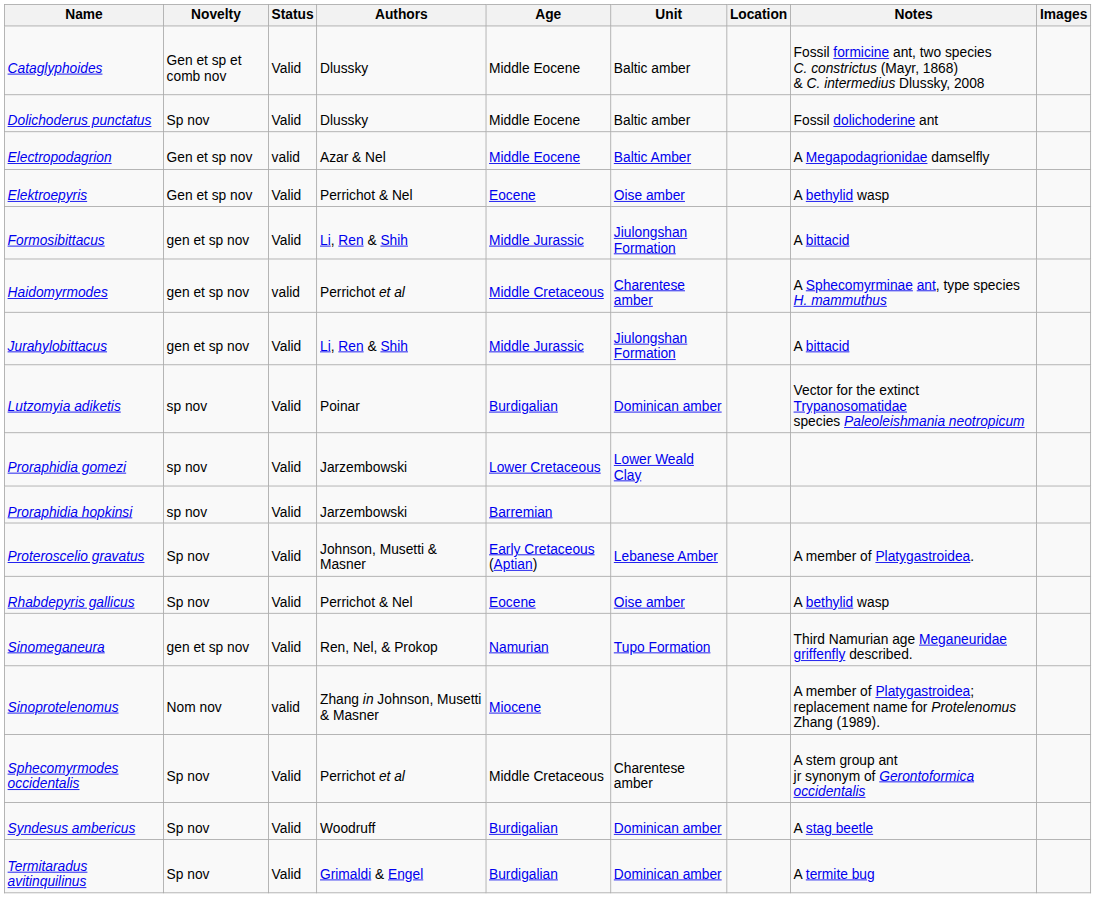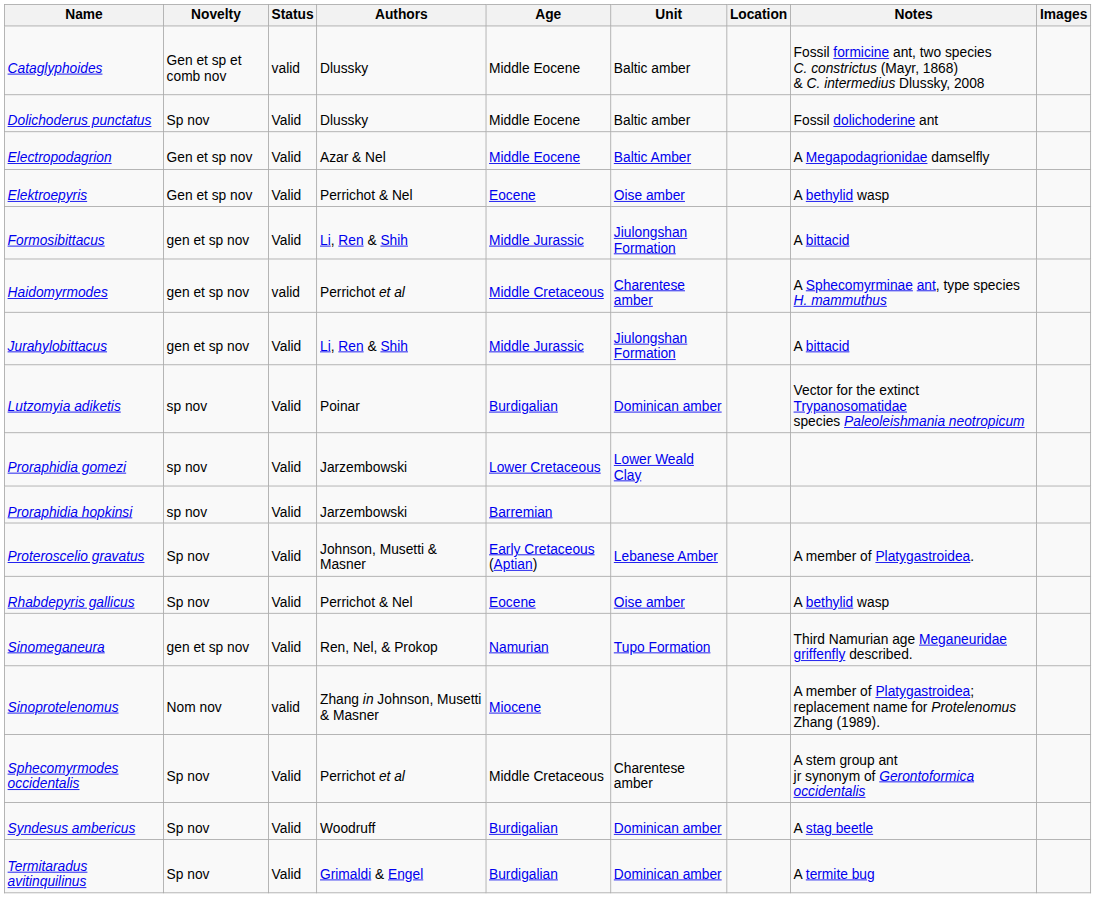(286, 68) Valid -> (286, 68) valid
(286, 158) valid -> (286, 158) Valid
